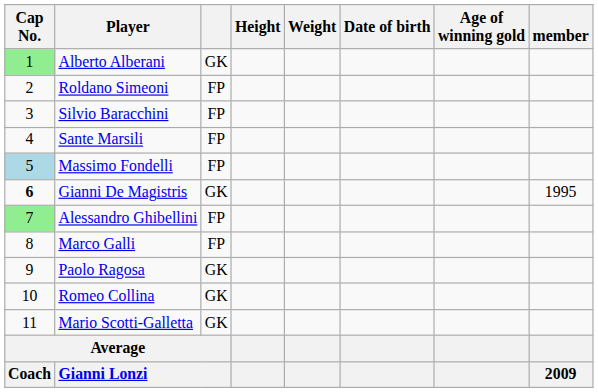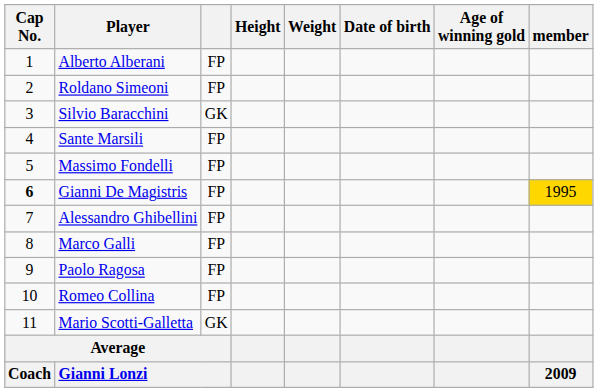(30, 61) lightgreen background -> (30, 61) no background
(216, 61) GK -> (216, 61) FP
(216, 113) FP -> (216, 113) GK
(30, 165) lightblue background -> (30, 165) no background
(216, 191) GK -> (216, 191) FP
(561, 191) no background -> (561, 191) gold background
(30, 217) lightgreen background -> (30, 217) no background
(216, 269) GK -> (216, 269) FP
(216, 295) GK -> (216, 295) FP
